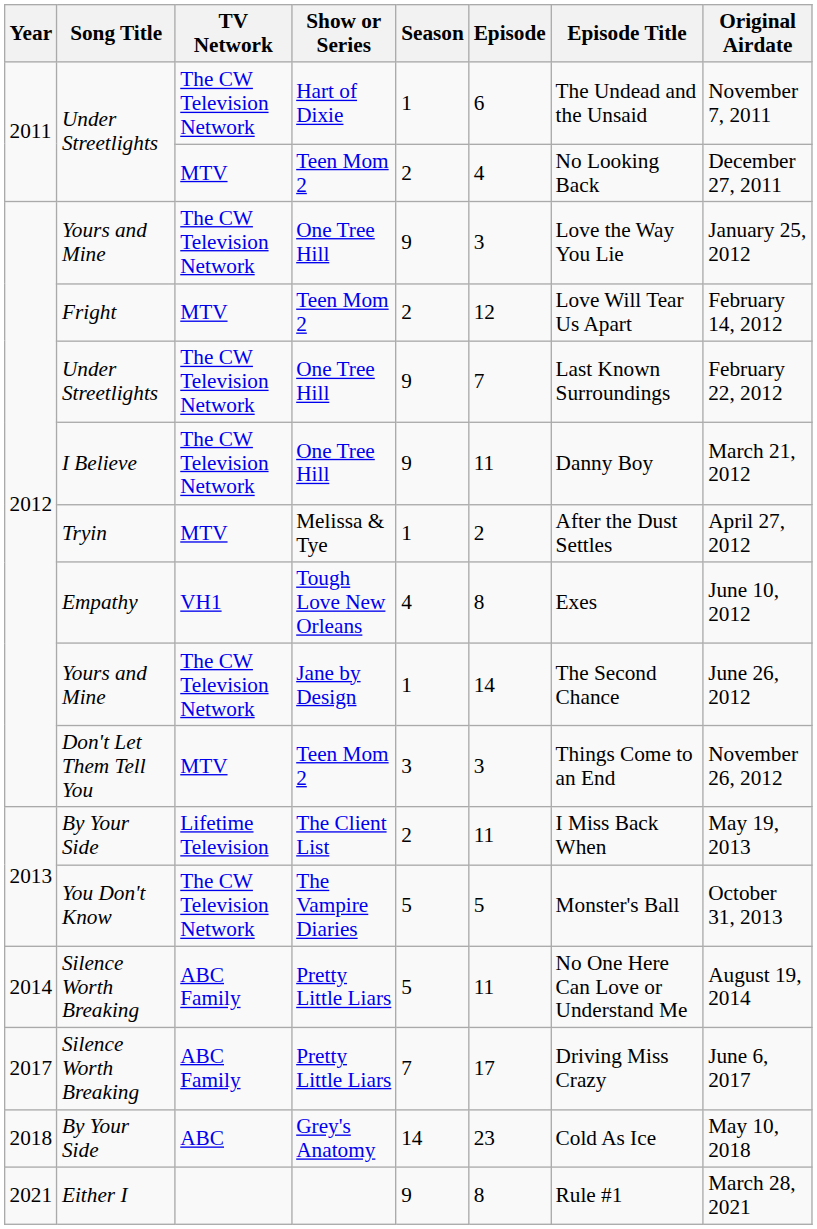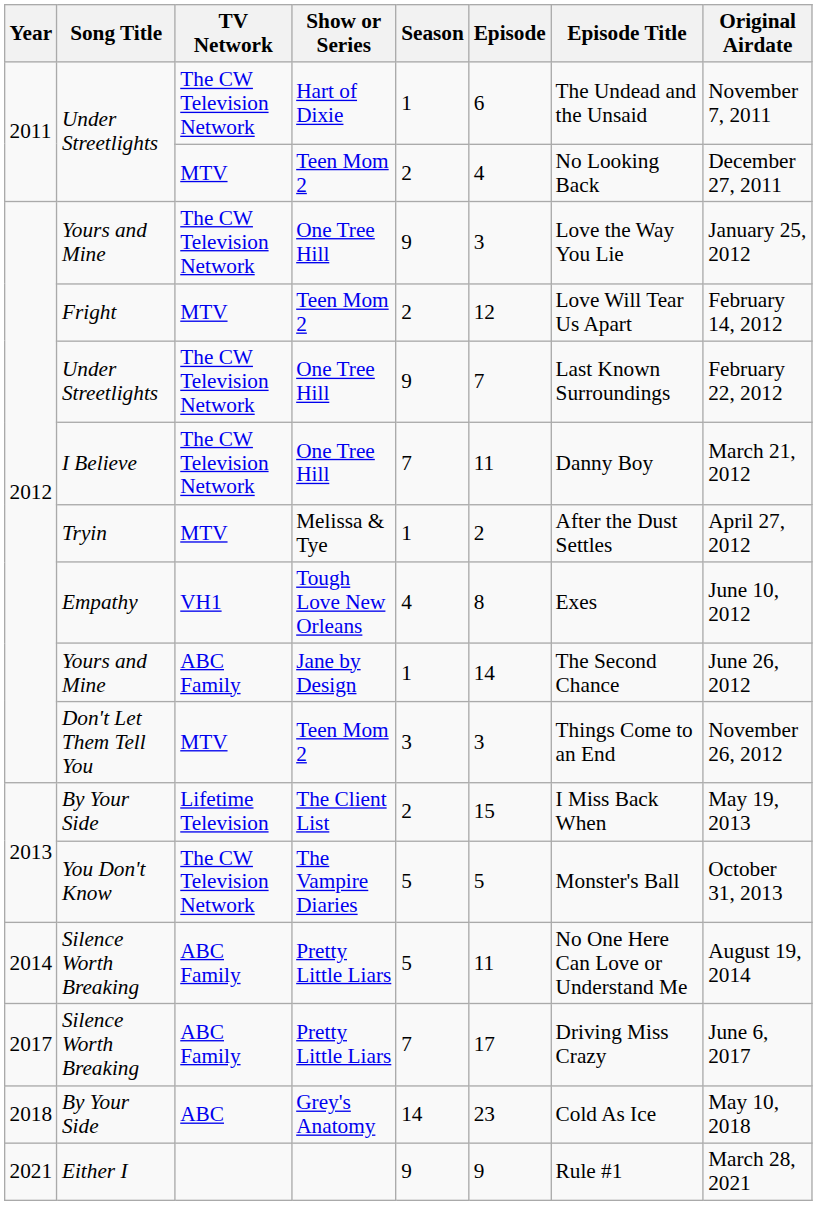(406, 463) 9 -> (406, 463) 7
(224, 684) The CW Television Network -> (210, 672) ABC Family
(484, 835) 11 -> (484, 811) 15
(479, 1195) 8 -> (479, 1171) 9
